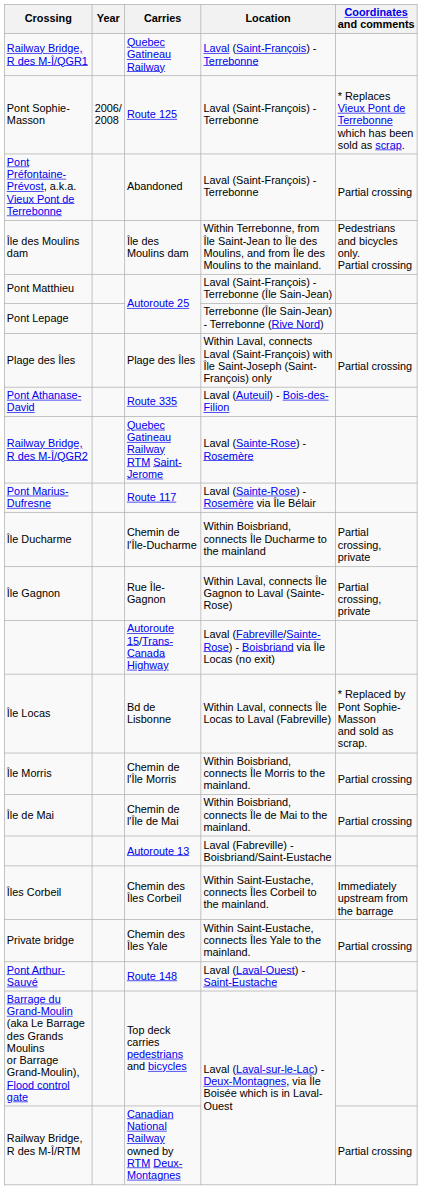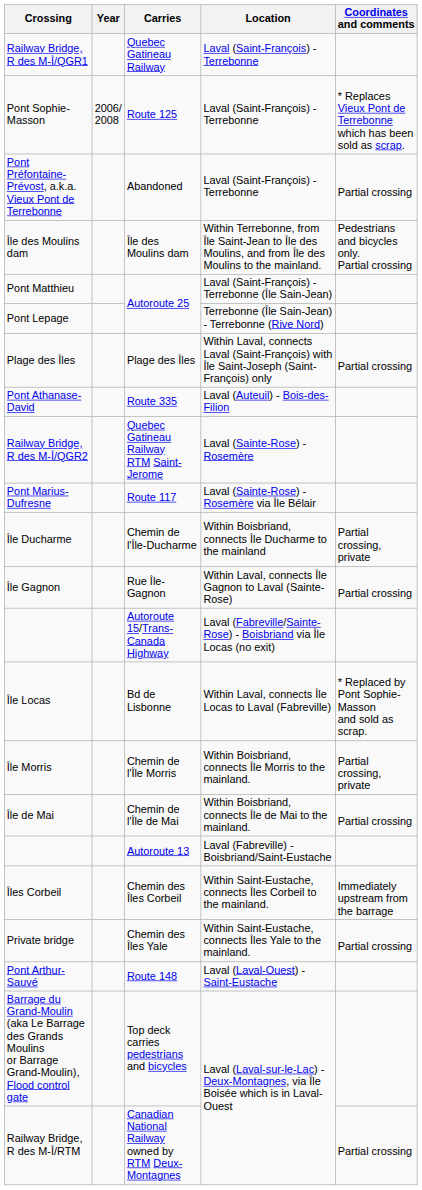(360, 599) Partial crossing, private -> (375, 593) Partial crossing
(375, 779) Partial crossing -> (360, 773) Partial crossing, private
